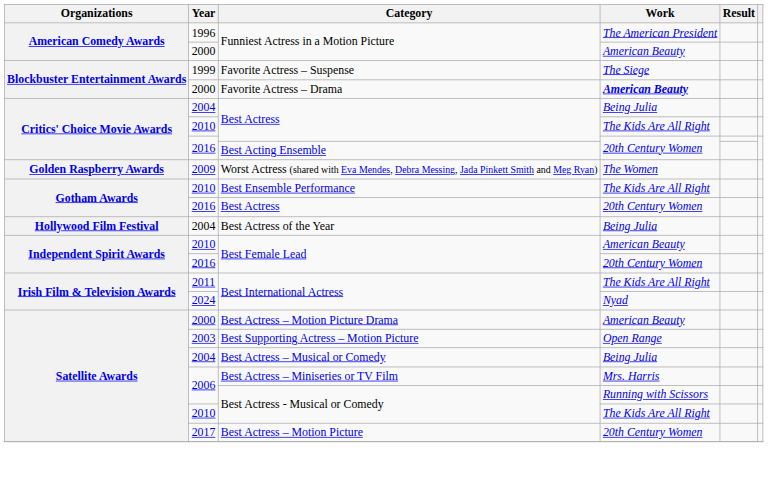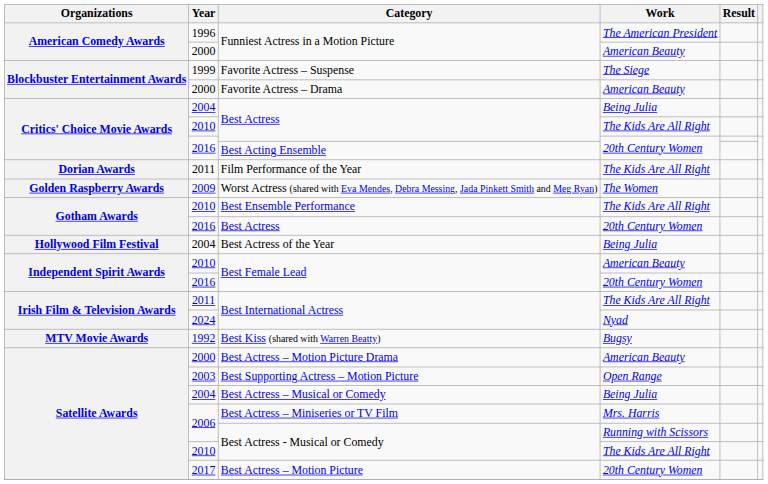(645, 88) bold -> (644, 88) normal
+ row: (204, 169)
+ row: (204, 338)
